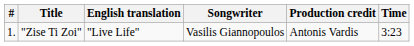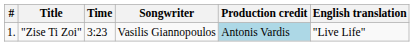columns swapped: (134, 13) <-> (394, 13)
(324, 31) no background -> (255, 31) lightblue background
